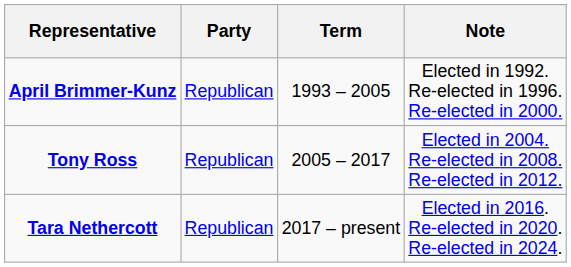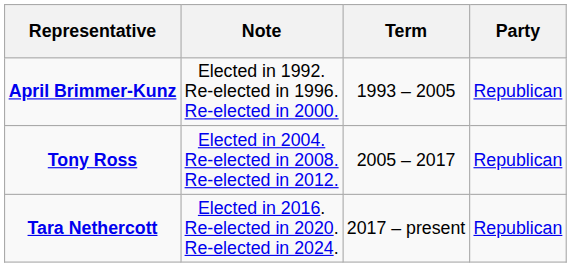columns swapped: (229, 31) <-> (485, 31)
